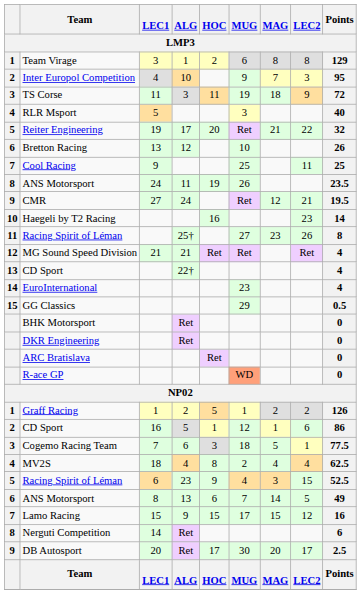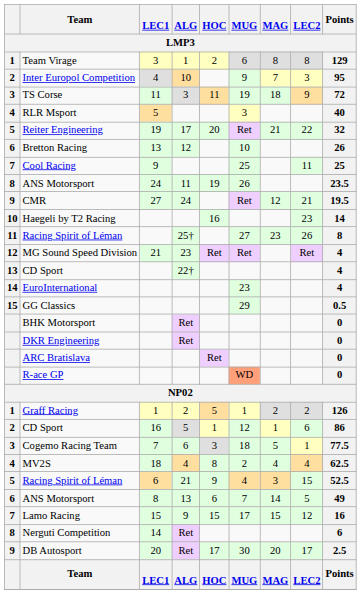(186, 252) 21 -> (186, 252) 23
(186, 480) 23 -> (186, 480) 21
